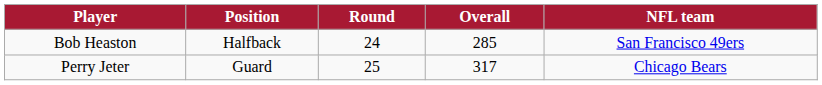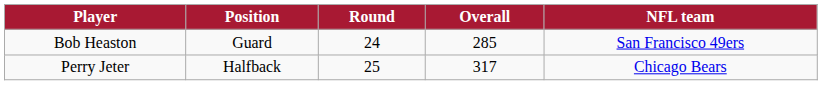(252, 42) Halfback -> (252, 42) Guard
(252, 67) Guard -> (252, 67) Halfback
